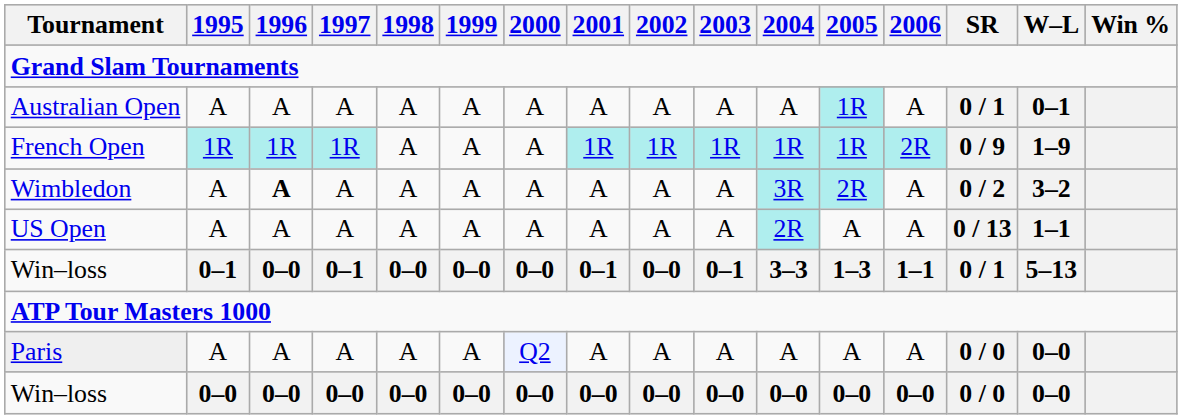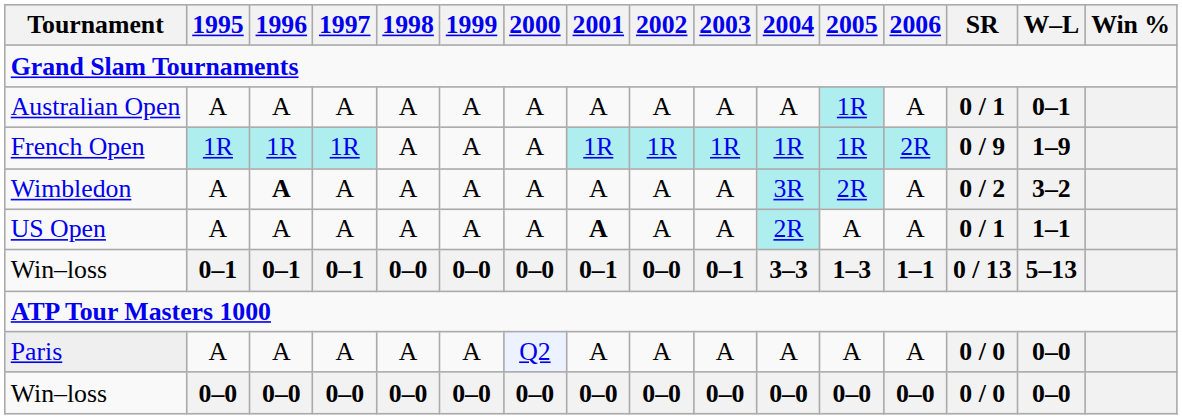(598, 229) normal -> (598, 229) bold
(982, 229) 0 / 13 -> (982, 229) 0 / 1
(281, 270) 0–0 -> (281, 270) 0–1
(982, 270) 0 / 1 -> (982, 270) 0 / 13
